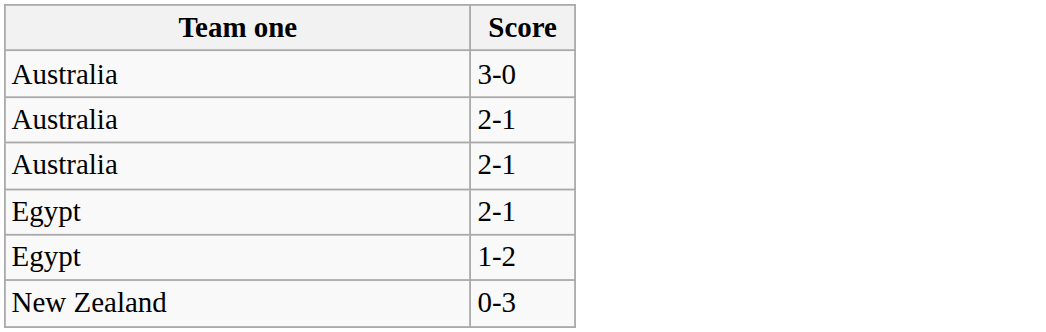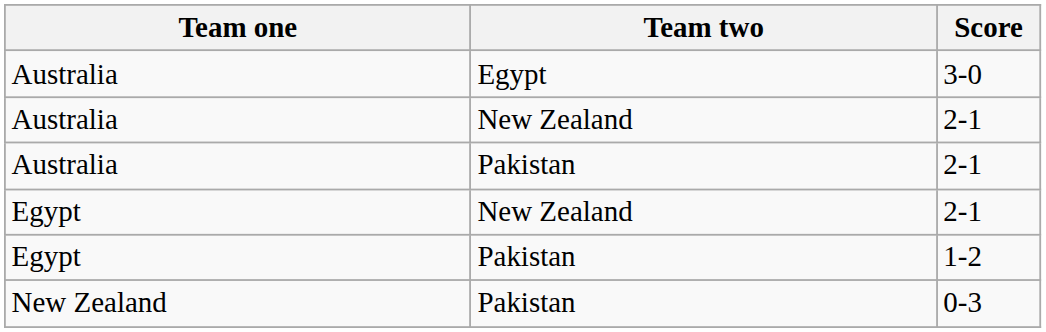+ column: (704, 27)
